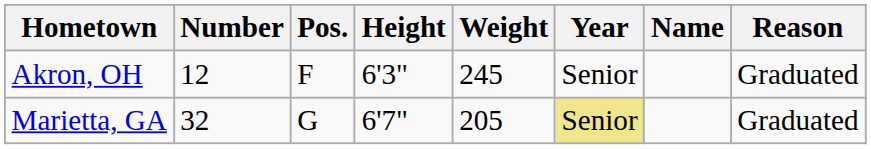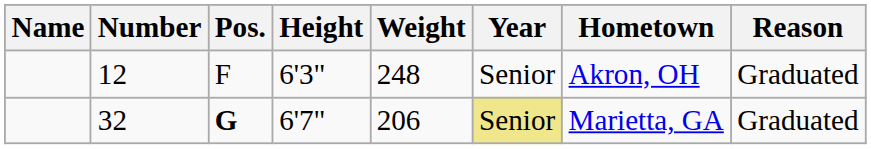columns swapped: (687, 27) <-> (89, 27)
(481, 73) 245 -> (399, 73) 248
(308, 119) normal -> (226, 119) bold
(481, 119) 205 -> (399, 119) 206
